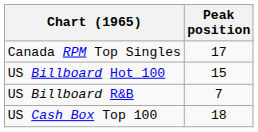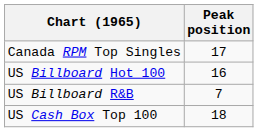(219, 73) 15 -> (219, 73) 16
